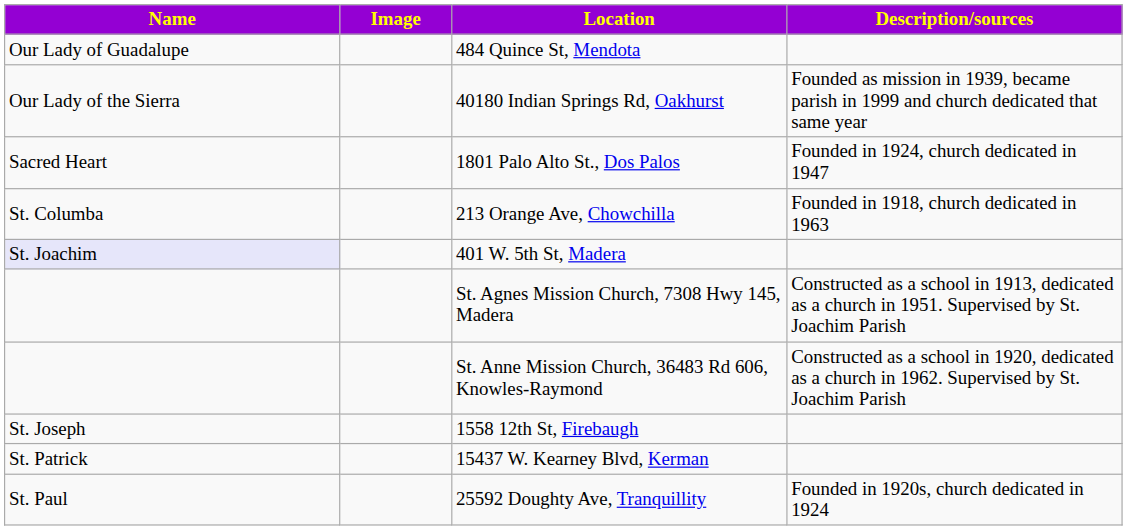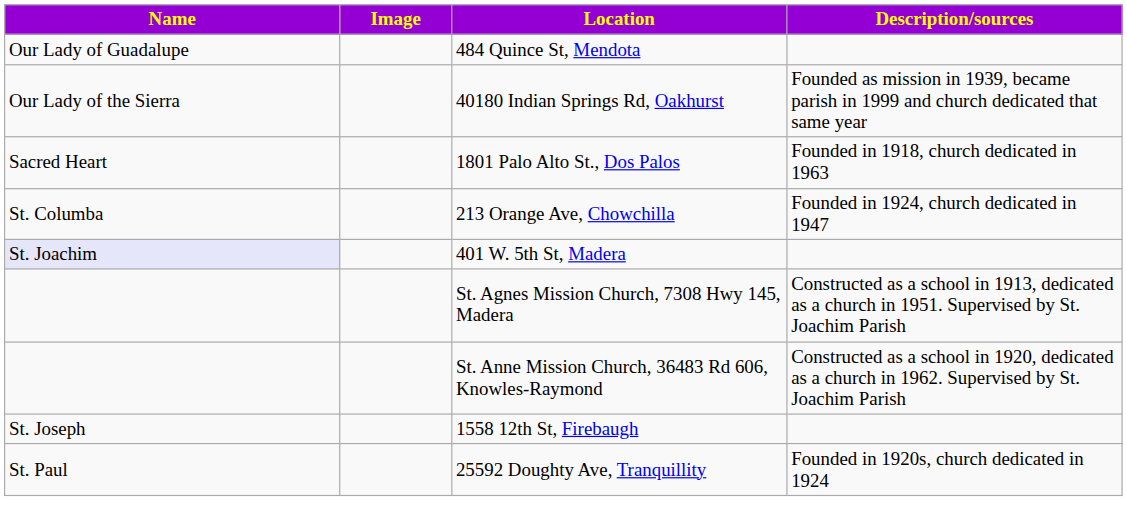(934, 162) Founded in 1924, church dedicated in 1947 -> (934, 162) Founded in 1918, church dedicated in 1963
(934, 213) Founded in 1918, church dedicated in 1963 -> (934, 213) Founded in 1924, church dedicated in 1947
- row: (582, 458)
